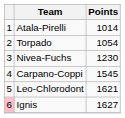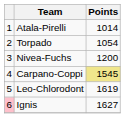(107, 58) 1230 -> (107, 58) 1200
(107, 74) no background -> (107, 74) khaki background
(107, 89) 1621 -> (107, 89) 1619
